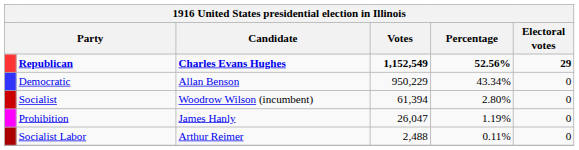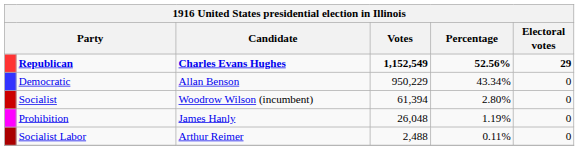(413, 118) 26,047 -> (413, 118) 26,048
